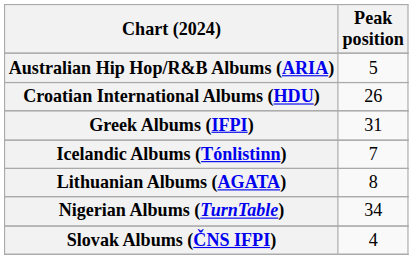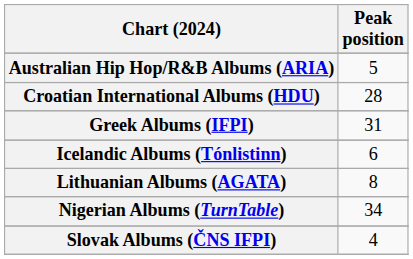(373, 96) 26 -> (373, 96) 28
(373, 153) 7 -> (373, 153) 6
